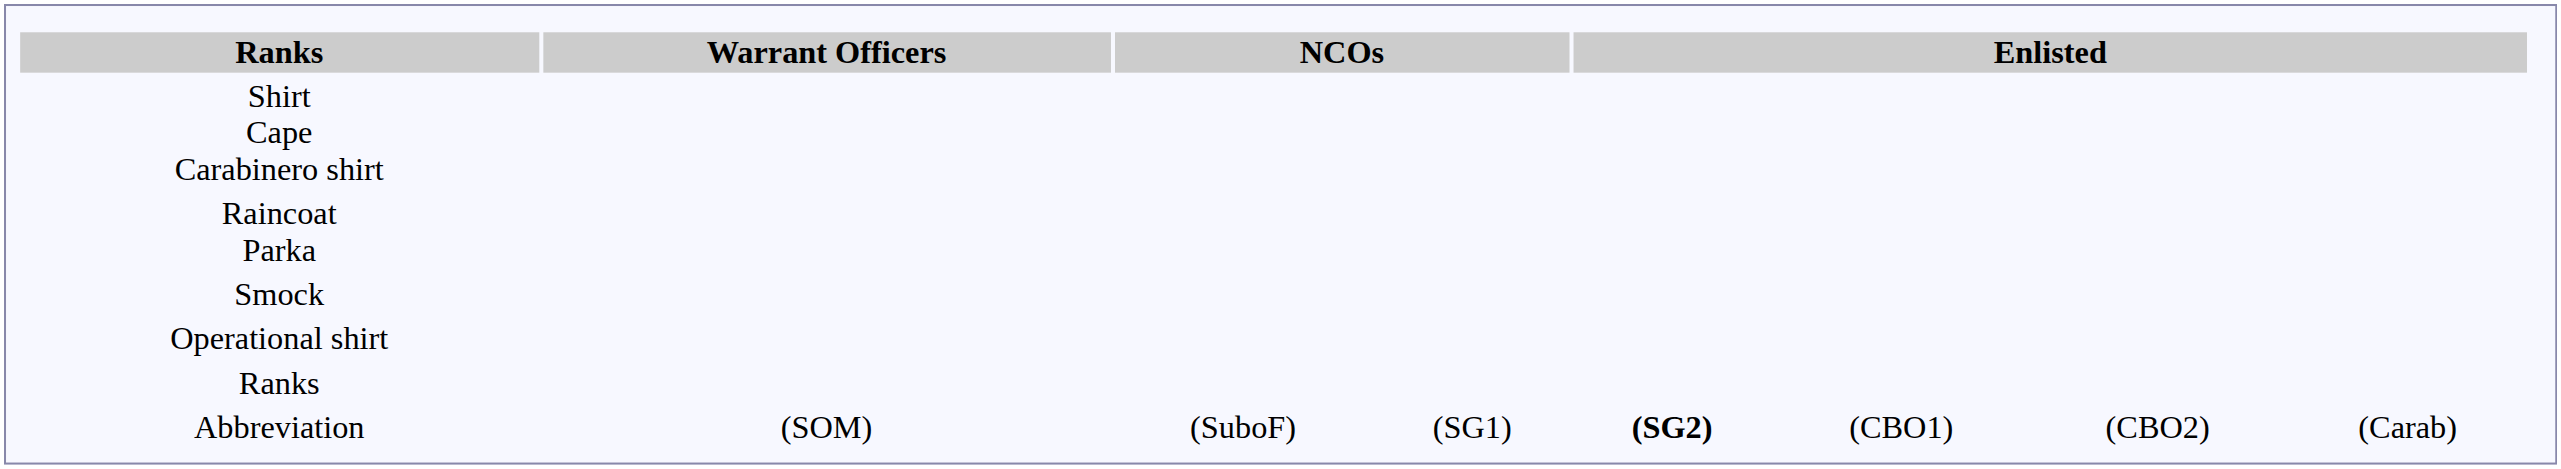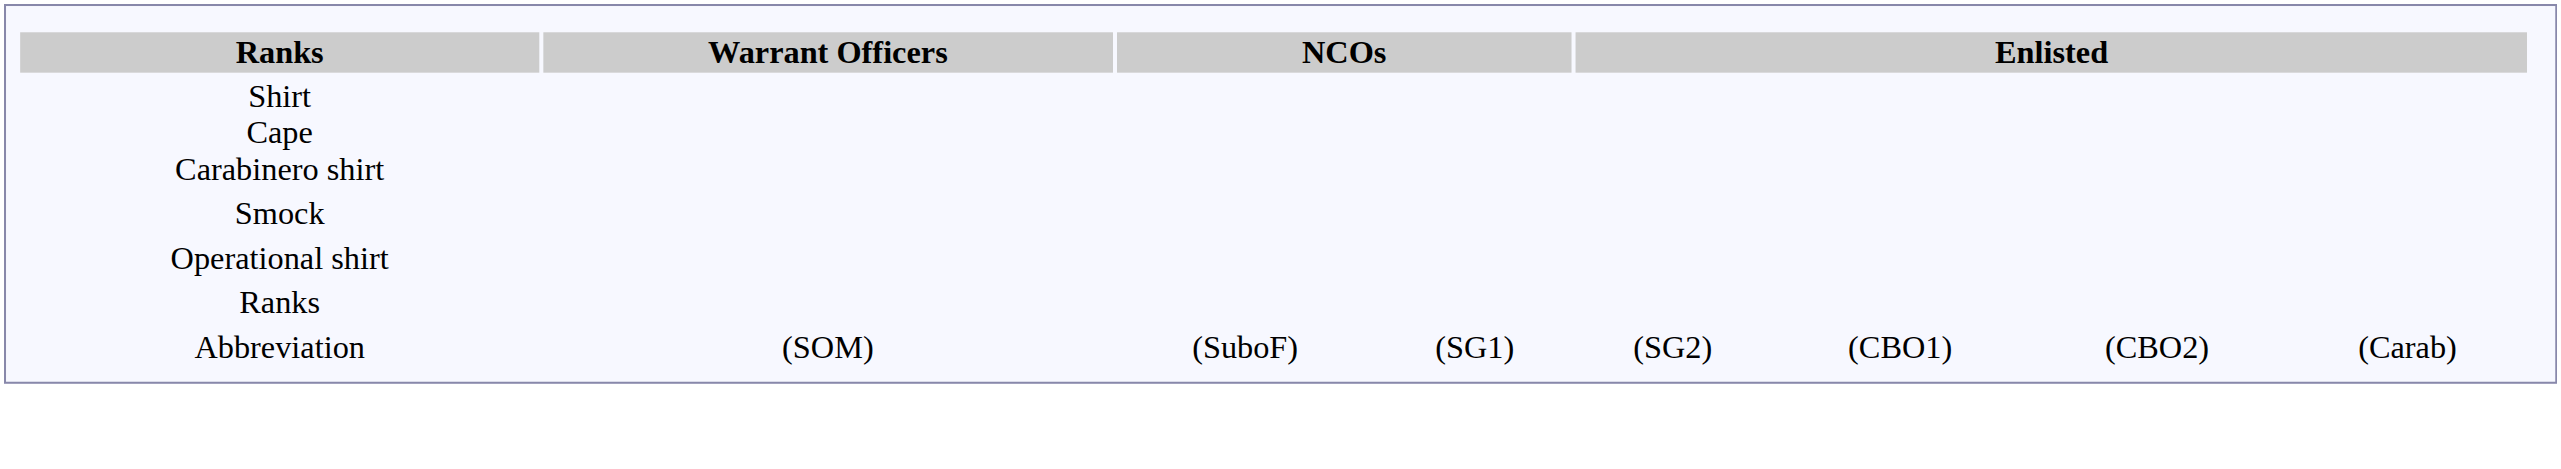- row: (279, 231)
(1672, 427) bold -> (1673, 346) normal
